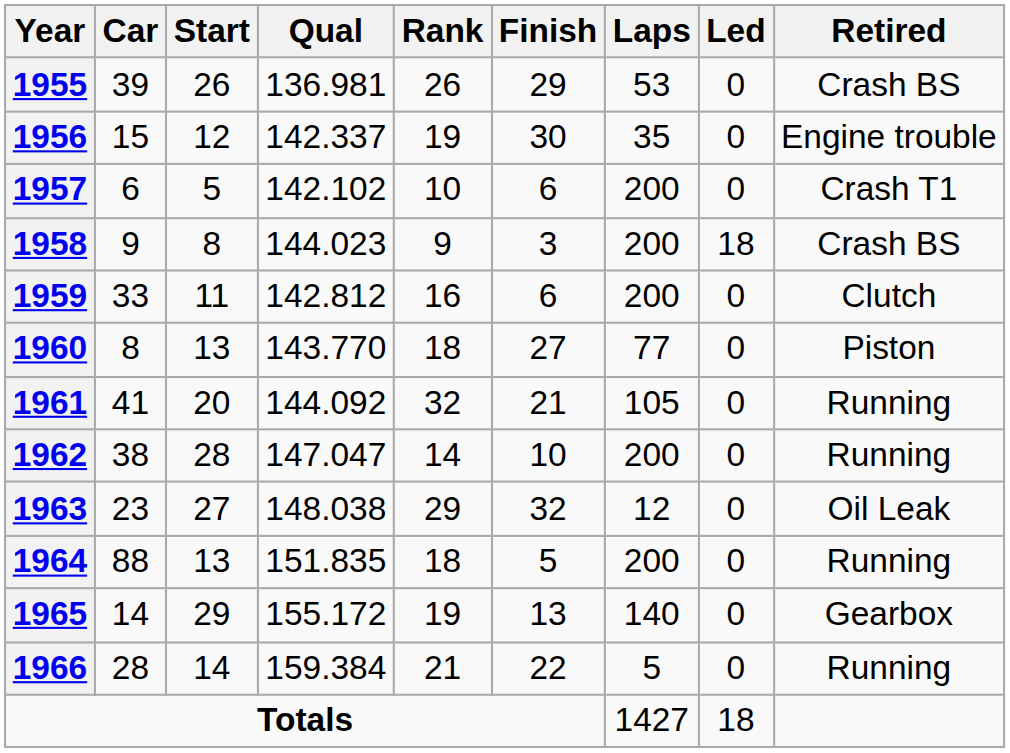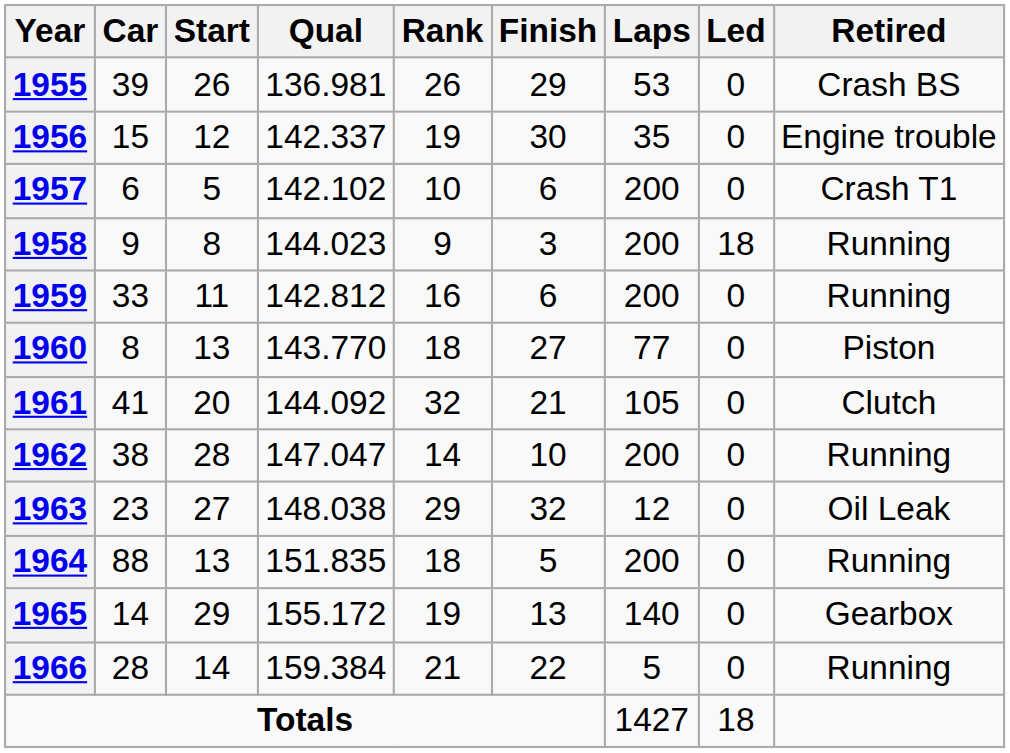(889, 243) Crash BS -> (889, 243) Running
(889, 296) Clutch -> (889, 296) Running
(889, 402) Running -> (889, 402) Clutch
